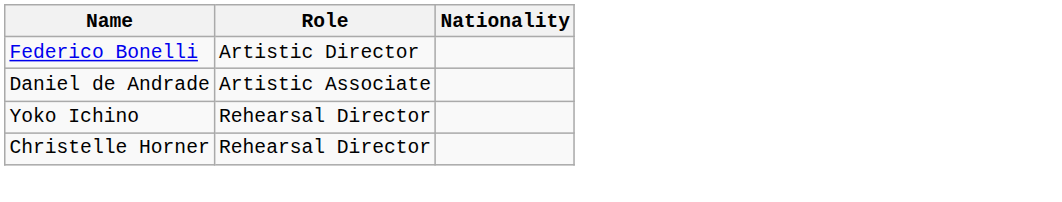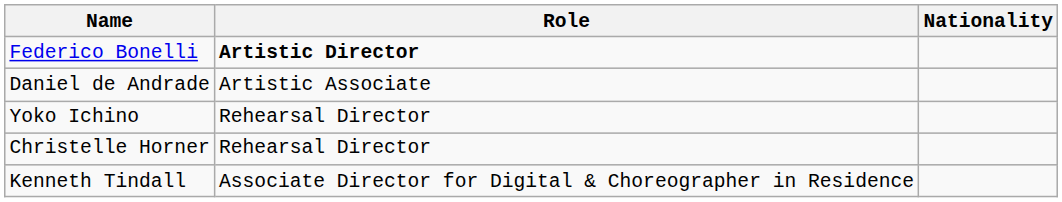(319, 53) normal -> (319, 53) bold
+ row: (98, 181)
